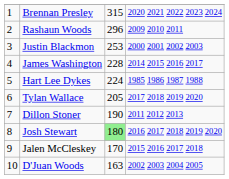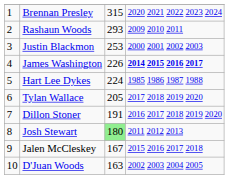(115, 30) 296 -> (115, 30) 293
(115, 64) 228 -> (115, 64) 226
(165, 64) normal -> (165, 64) bold
(115, 115) 190 -> (115, 115) 191
(155, 115) 2011 2012 2013 -> (175, 115) 2016 2017 2018 2019 2020
(175, 132) 2016 2017 2018 2019 2020 -> (155, 132) 2011 2012 2013
(115, 149) 170 -> (115, 149) 167
